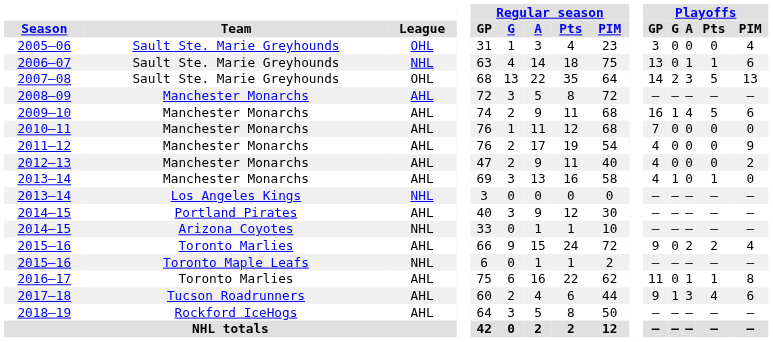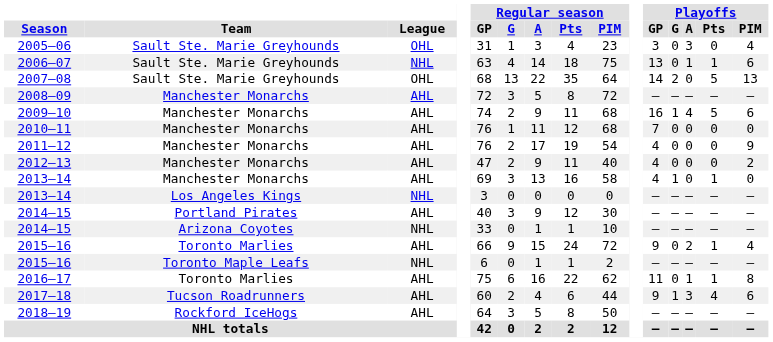(689, 46) 0 -> (689, 46) 3
(689, 79) 3 -> (689, 79) 0
(714, 246) 2 -> (714, 246) 1
